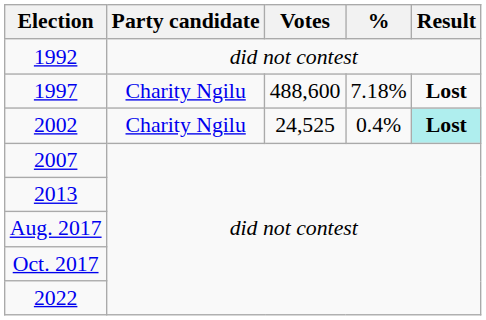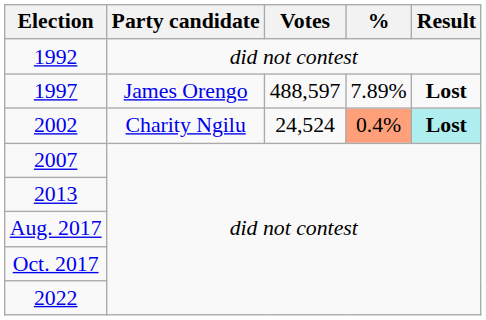(186, 90) Charity Ngilu -> (186, 90) James Orengo
(305, 90) 488,600 -> (305, 90) 488,597
(379, 90) 7.18% -> (379, 90) 7.89%
(305, 125) 24,525 -> (305, 125) 24,524
(379, 125) no background -> (379, 125) lightsalmon background
